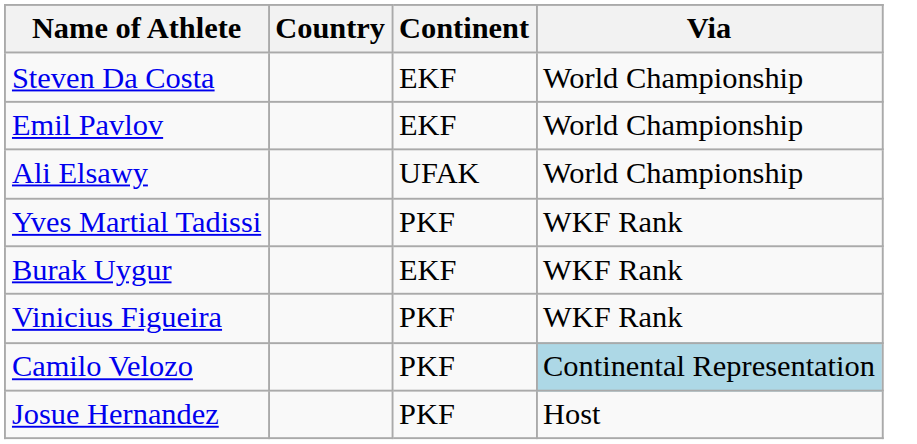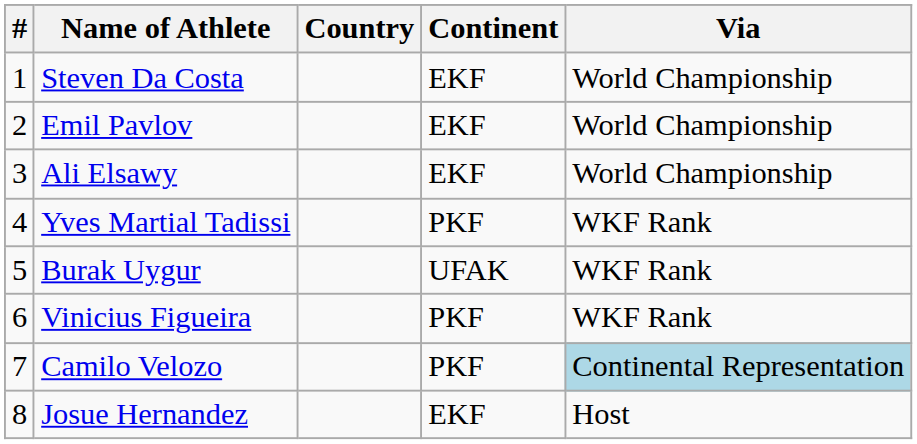+ column: (20, 28)
(439, 173) UFAK -> (457, 173) EKF
(428, 269) EKF -> (468, 269) UFAK
(427, 414) PKF -> (457, 414) EKF
